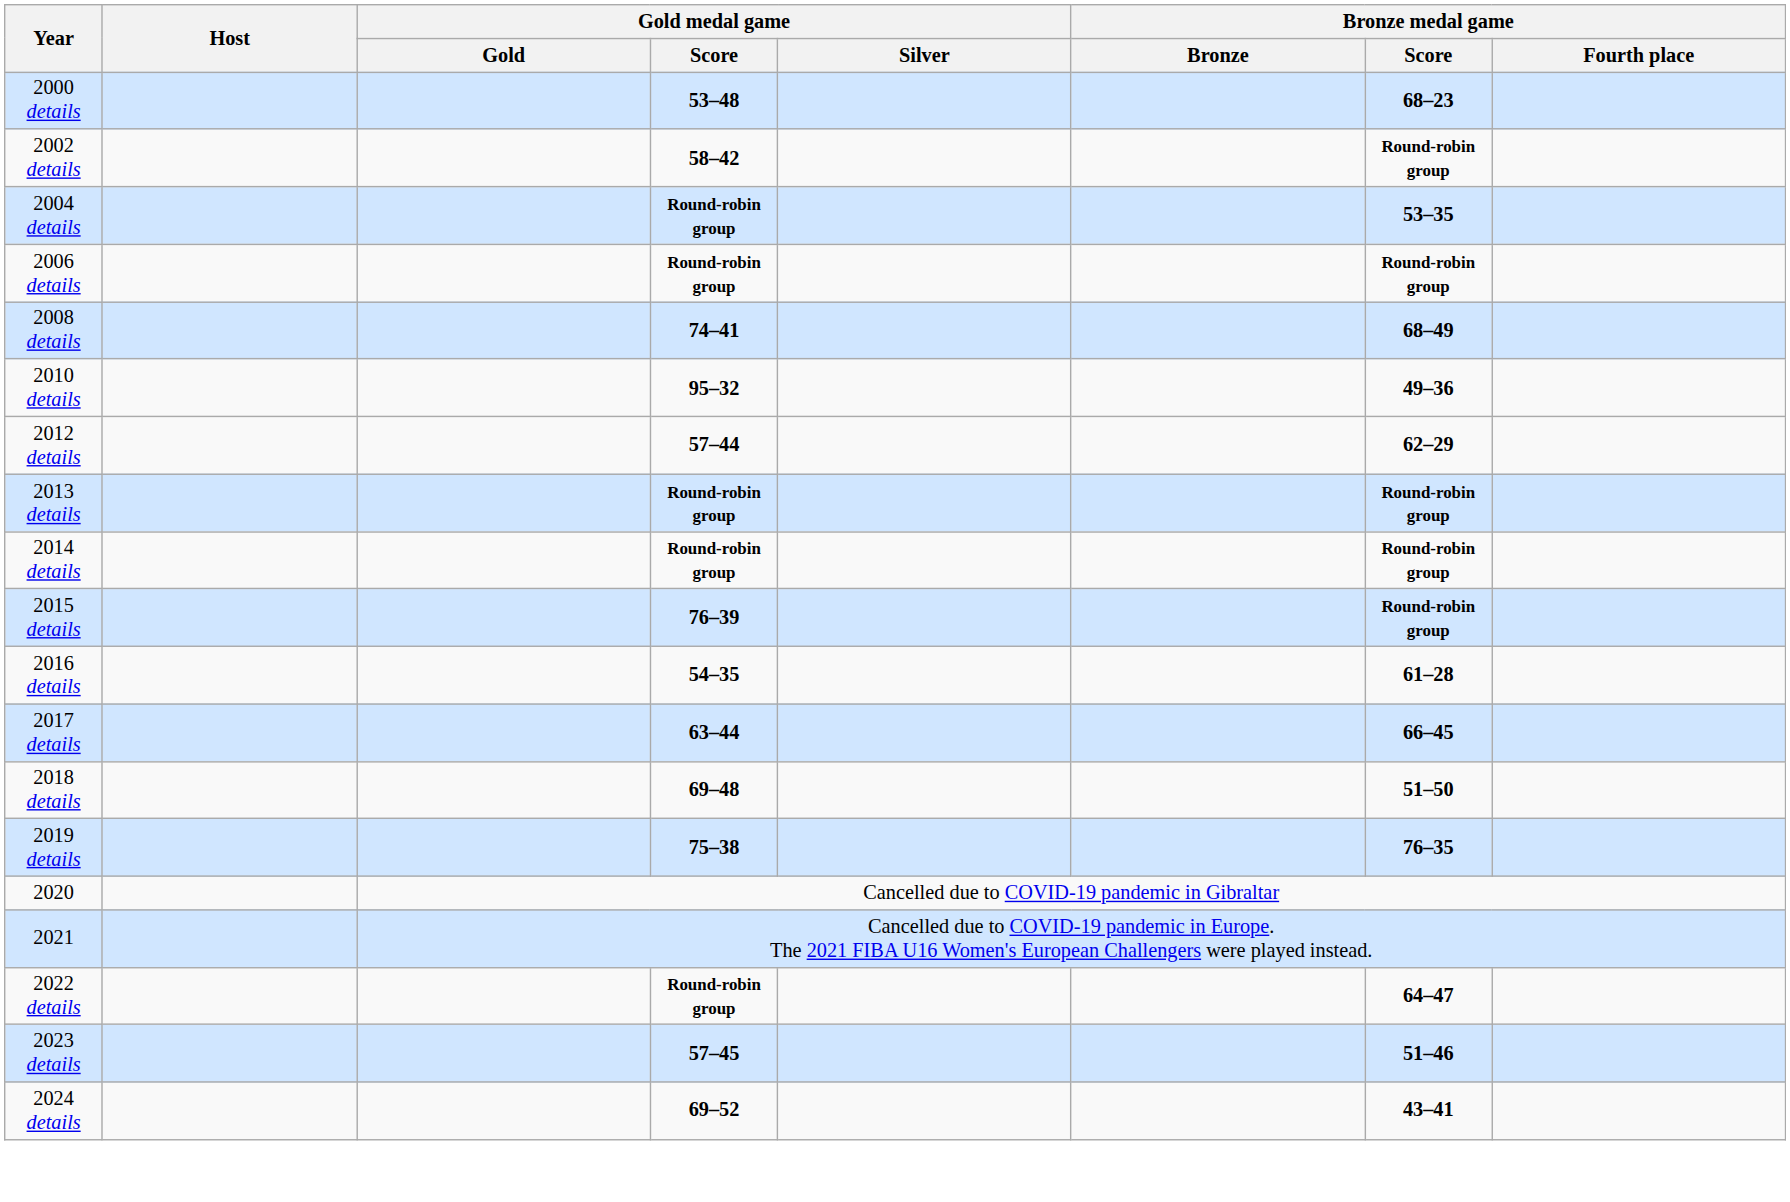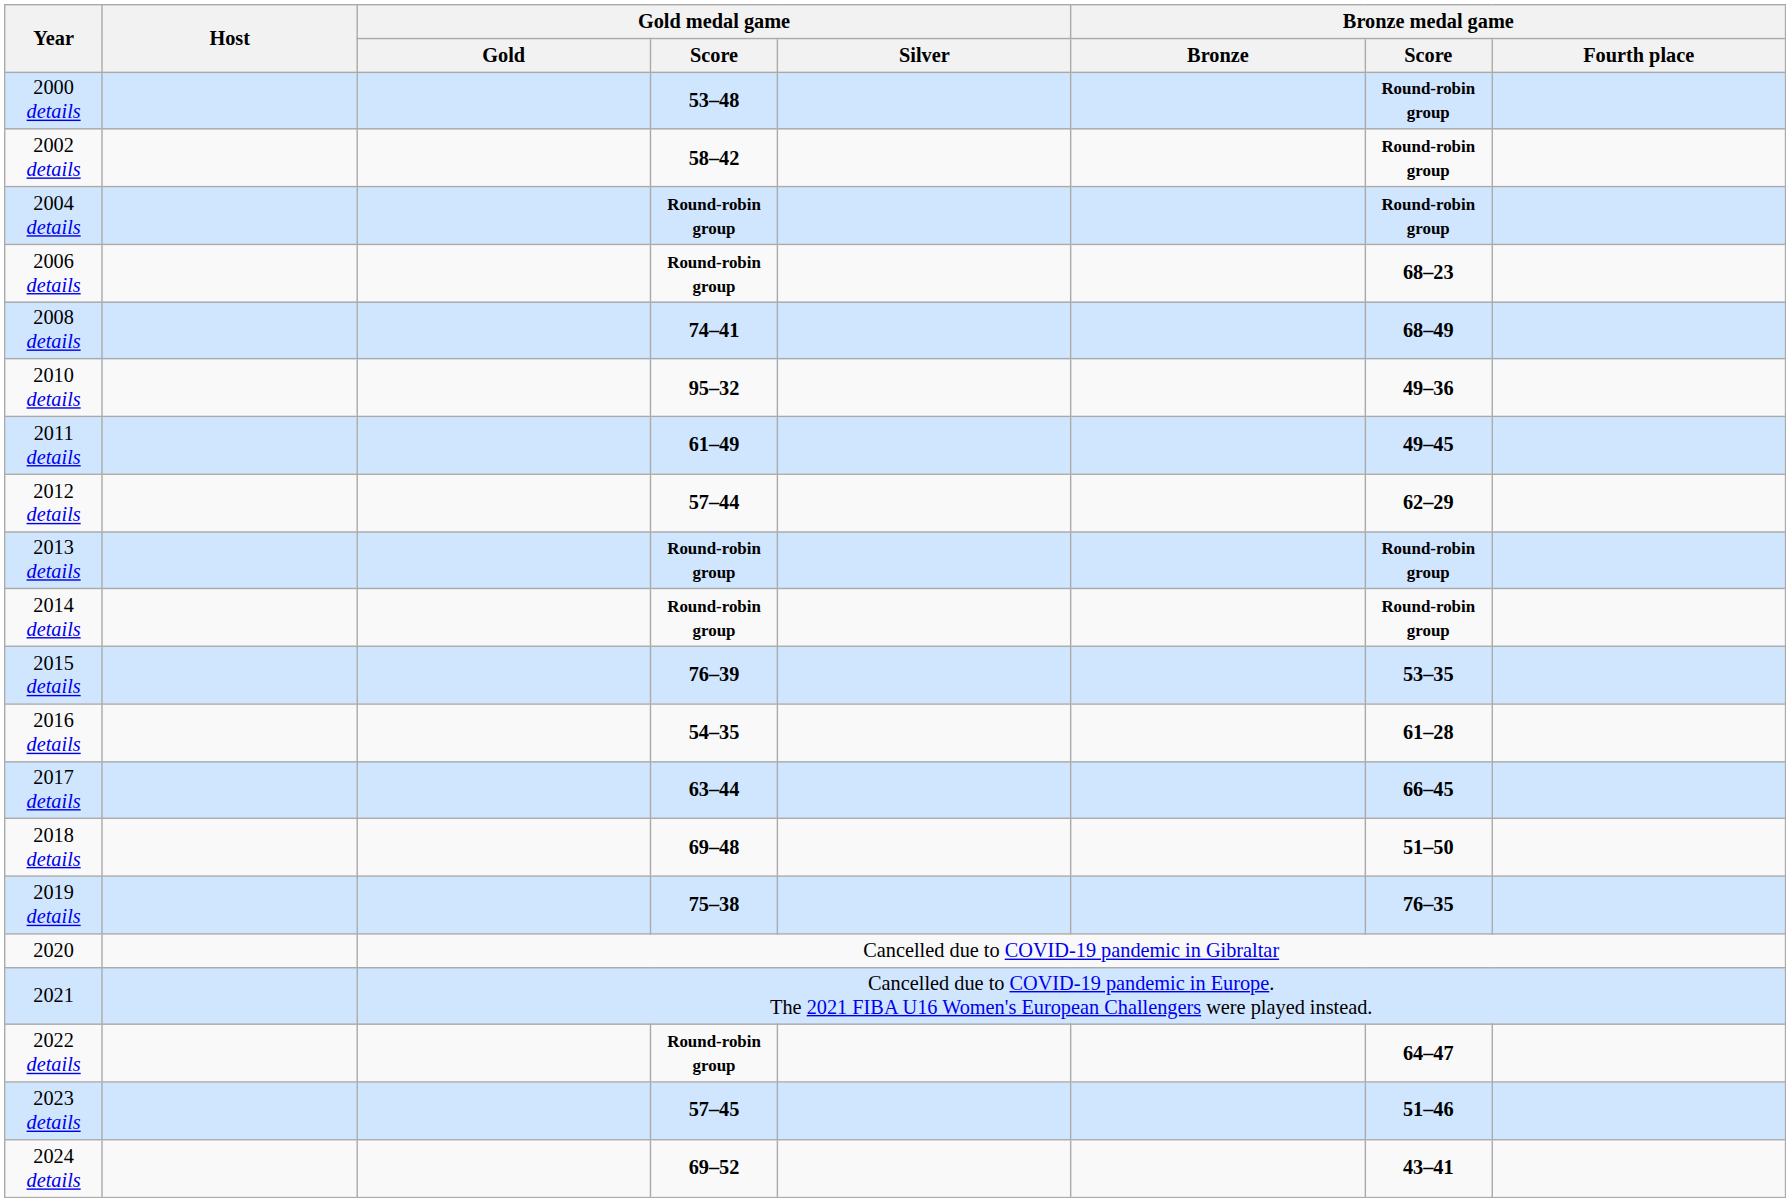(1428, 100) 68–23 -> (1428, 100) Round-robin group
(1428, 215) 53–35 -> (1428, 215) Round-robin group
(1428, 272) Round-robin group -> (1428, 272) 68–23
+ row: (54, 445)
(1428, 617) Round-robin group -> (1428, 675) 53–35
